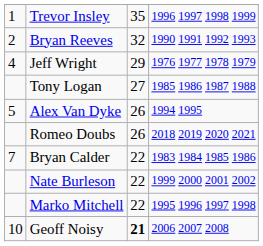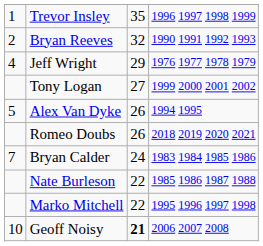(204, 87) 1985 1986 1987 1988 -> (204, 87) 1999 2000 2001 2002
(138, 157) 22 -> (138, 157) 24
(204, 181) 1999 2000 2001 2002 -> (204, 181) 1985 1986 1987 1988
